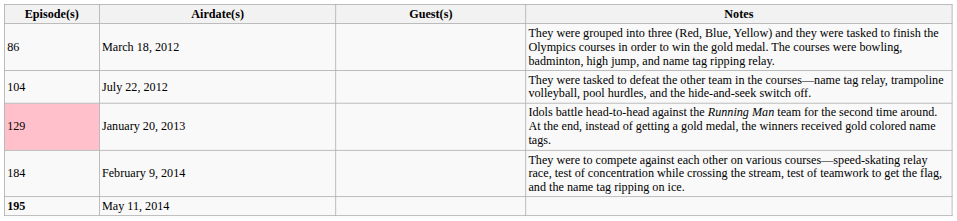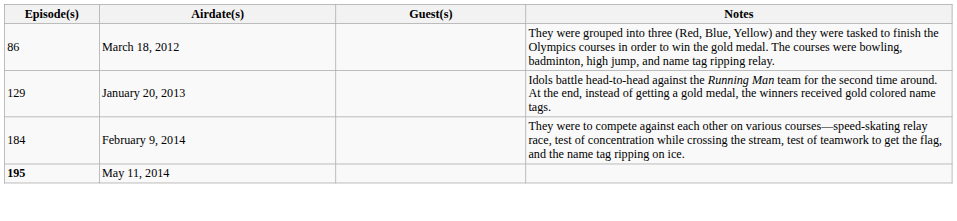- row: (135, 86)
(16, 126) pink background -> (16, 93) no background
